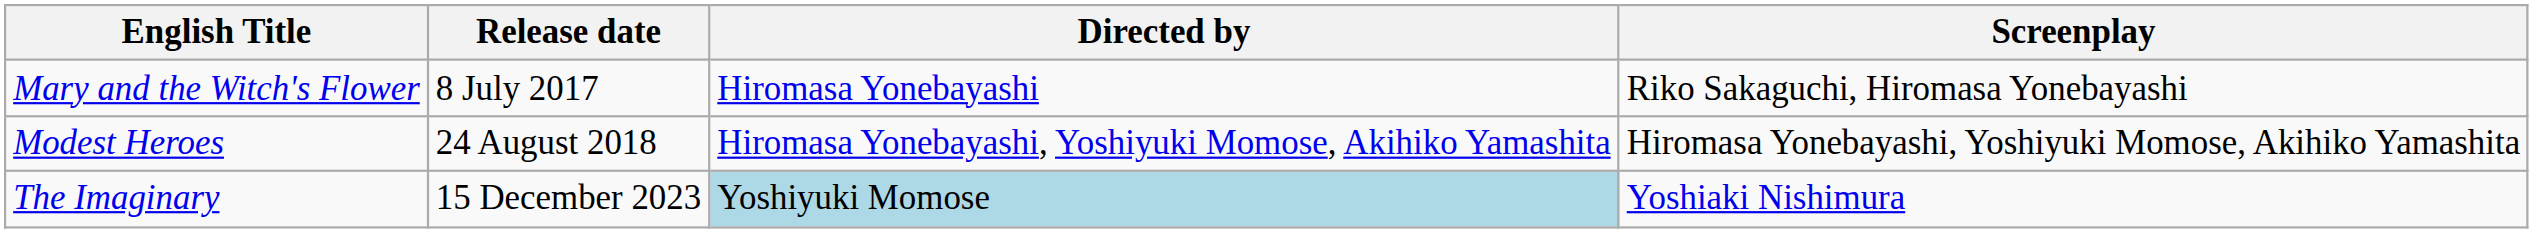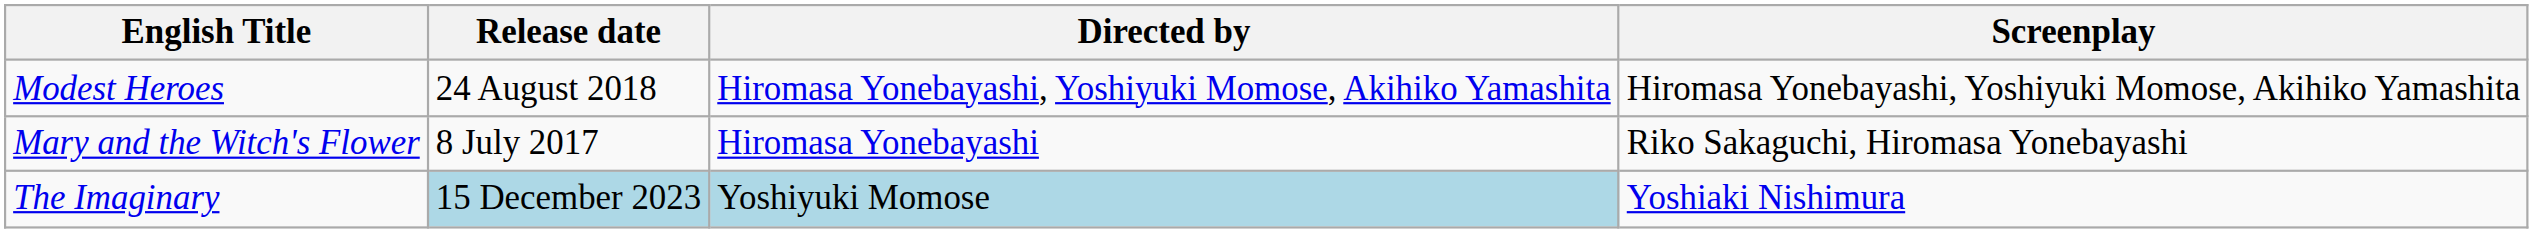rows swapped: (216, 87) <-> (119, 142)
(569, 198) no background -> (569, 198) lightblue background
